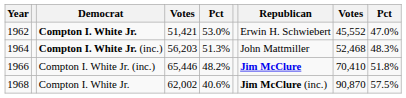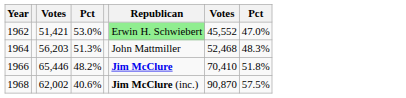- column: (101, 13)
(286, 31) no background -> (157, 31) lightgreen background
